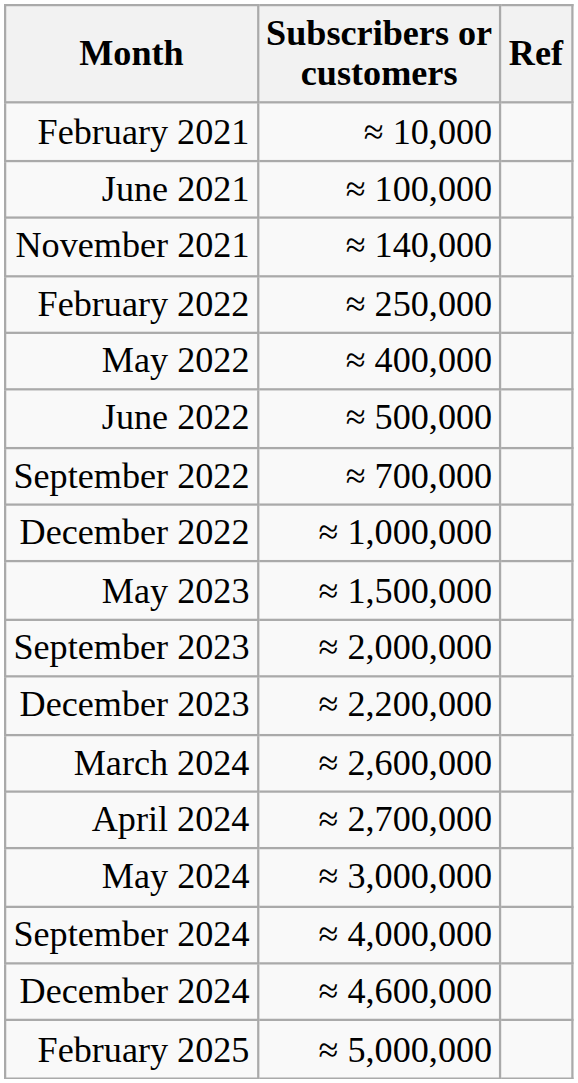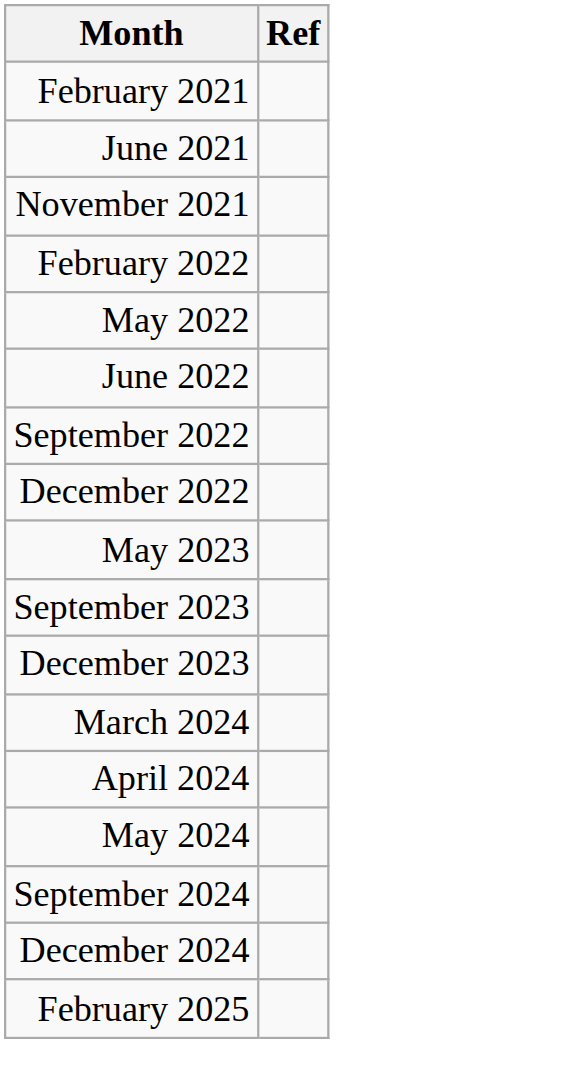- column: (379, 53)
